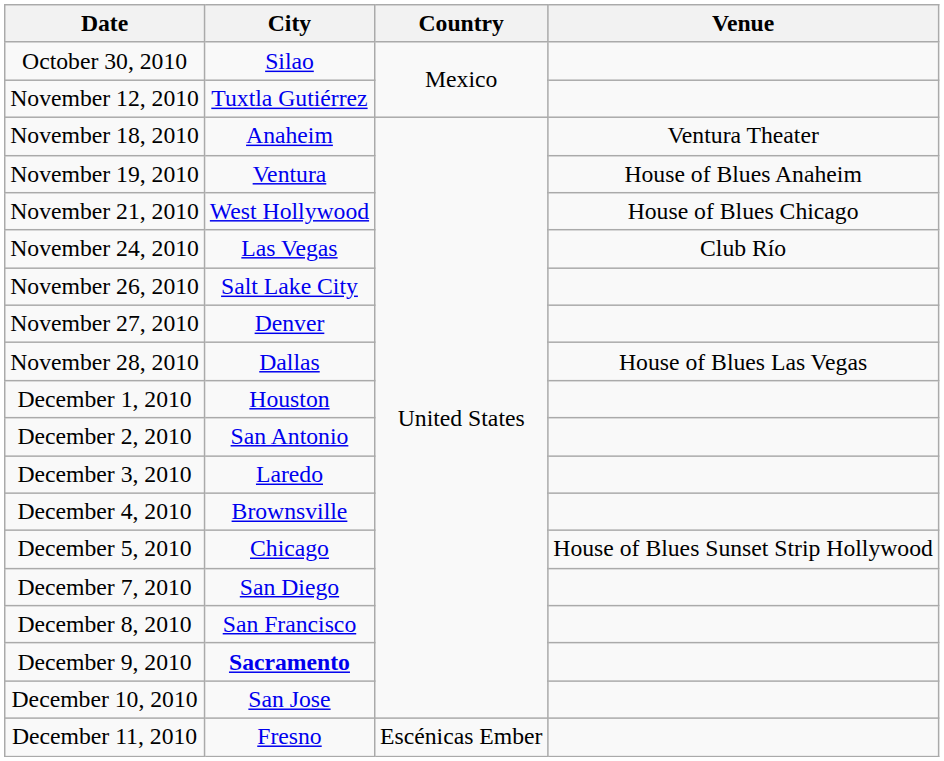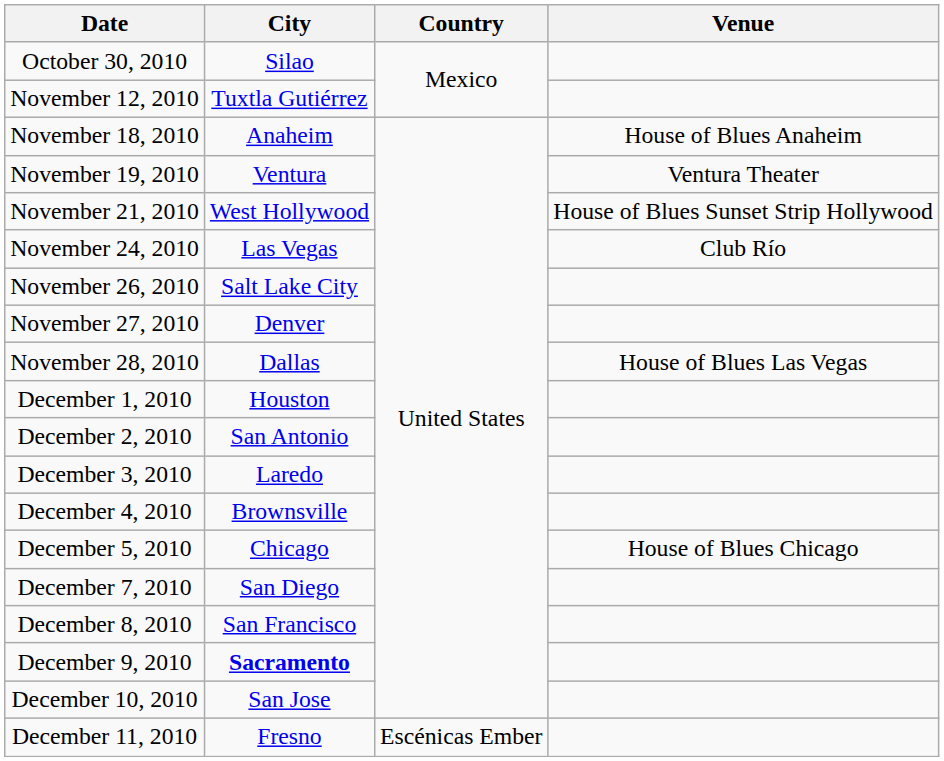(743, 135) Ventura Theater -> (743, 135) House of Blues Anaheim
(743, 173) House of Blues Anaheim -> (743, 173) Ventura Theater
(743, 211) House of Blues Chicago -> (743, 211) House of Blues Sunset Strip Hollywood
(743, 549) House of Blues Sunset Strip Hollywood -> (743, 549) House of Blues Chicago
